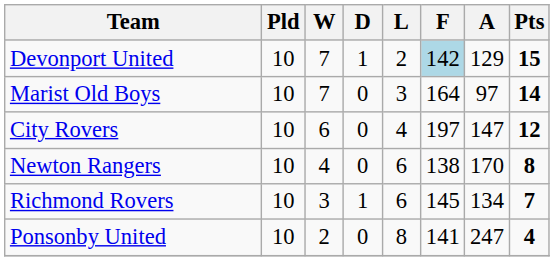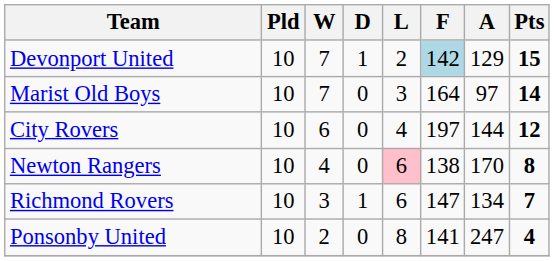(487, 129) 147 -> (487, 129) 144
(401, 165) no background -> (401, 165) pink background
(443, 201) 145 -> (443, 201) 147
